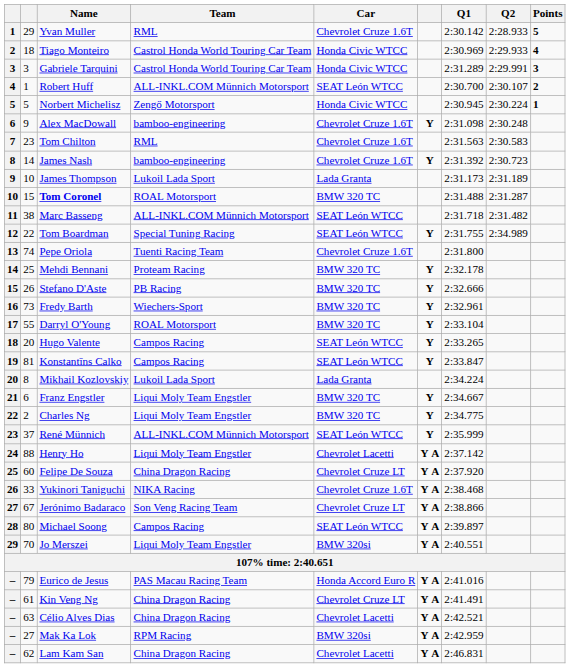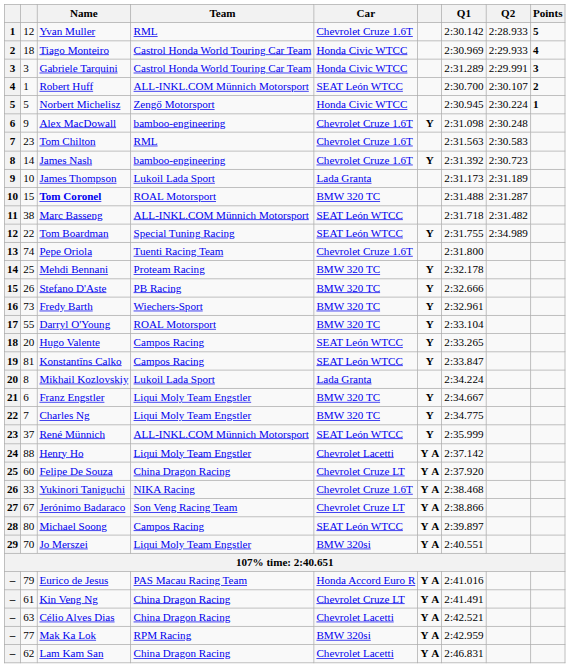(29, 32) 29 -> (29, 32) 12
(26, 416) 2 -> (26, 416) 7
(29, 635) 27 -> (29, 635) 77
